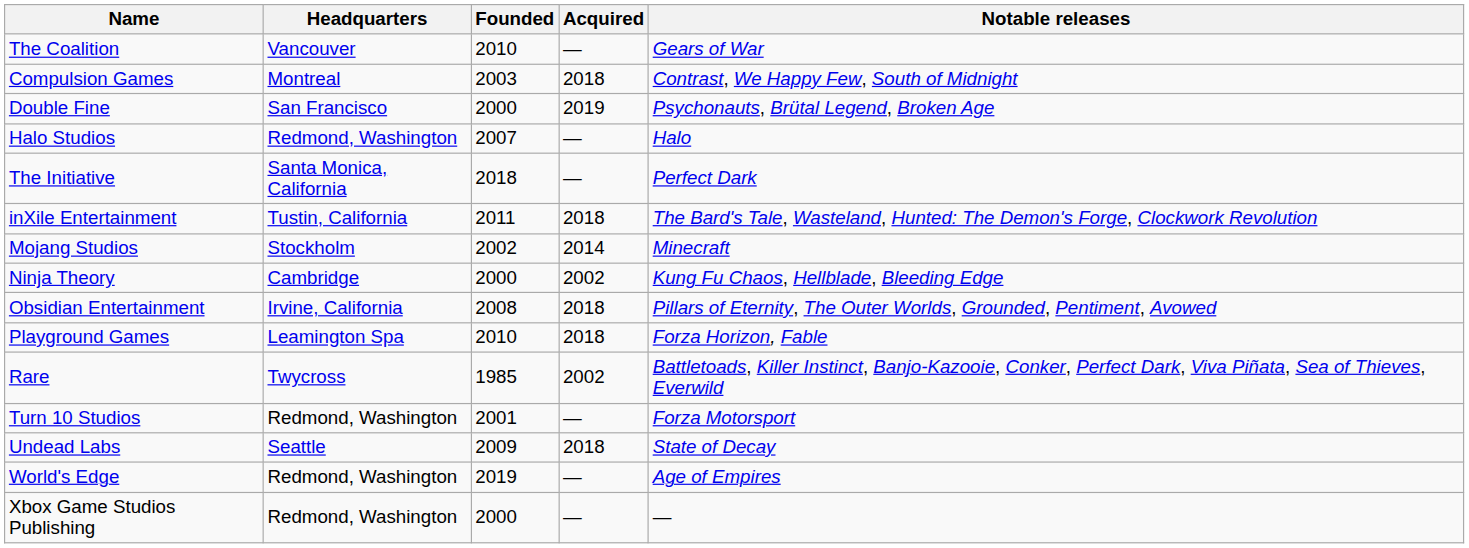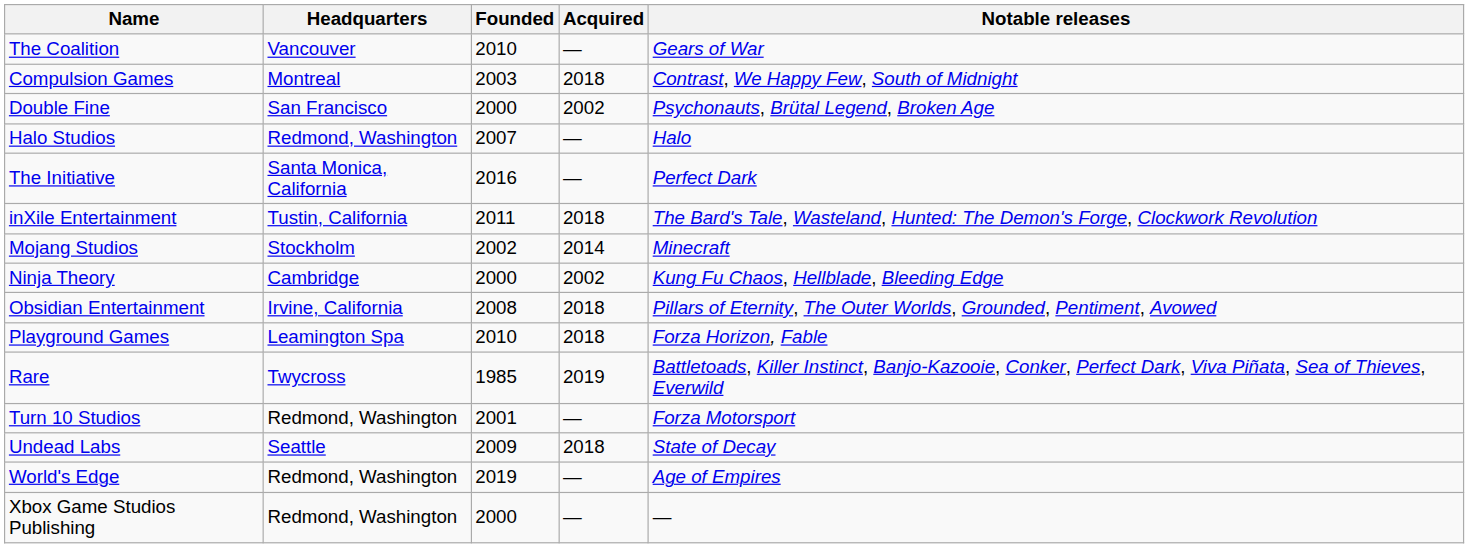(584, 108) 2019 -> (584, 108) 2002
(496, 178) 2018 -> (496, 178) 2016
(584, 377) 2002 -> (584, 377) 2019
